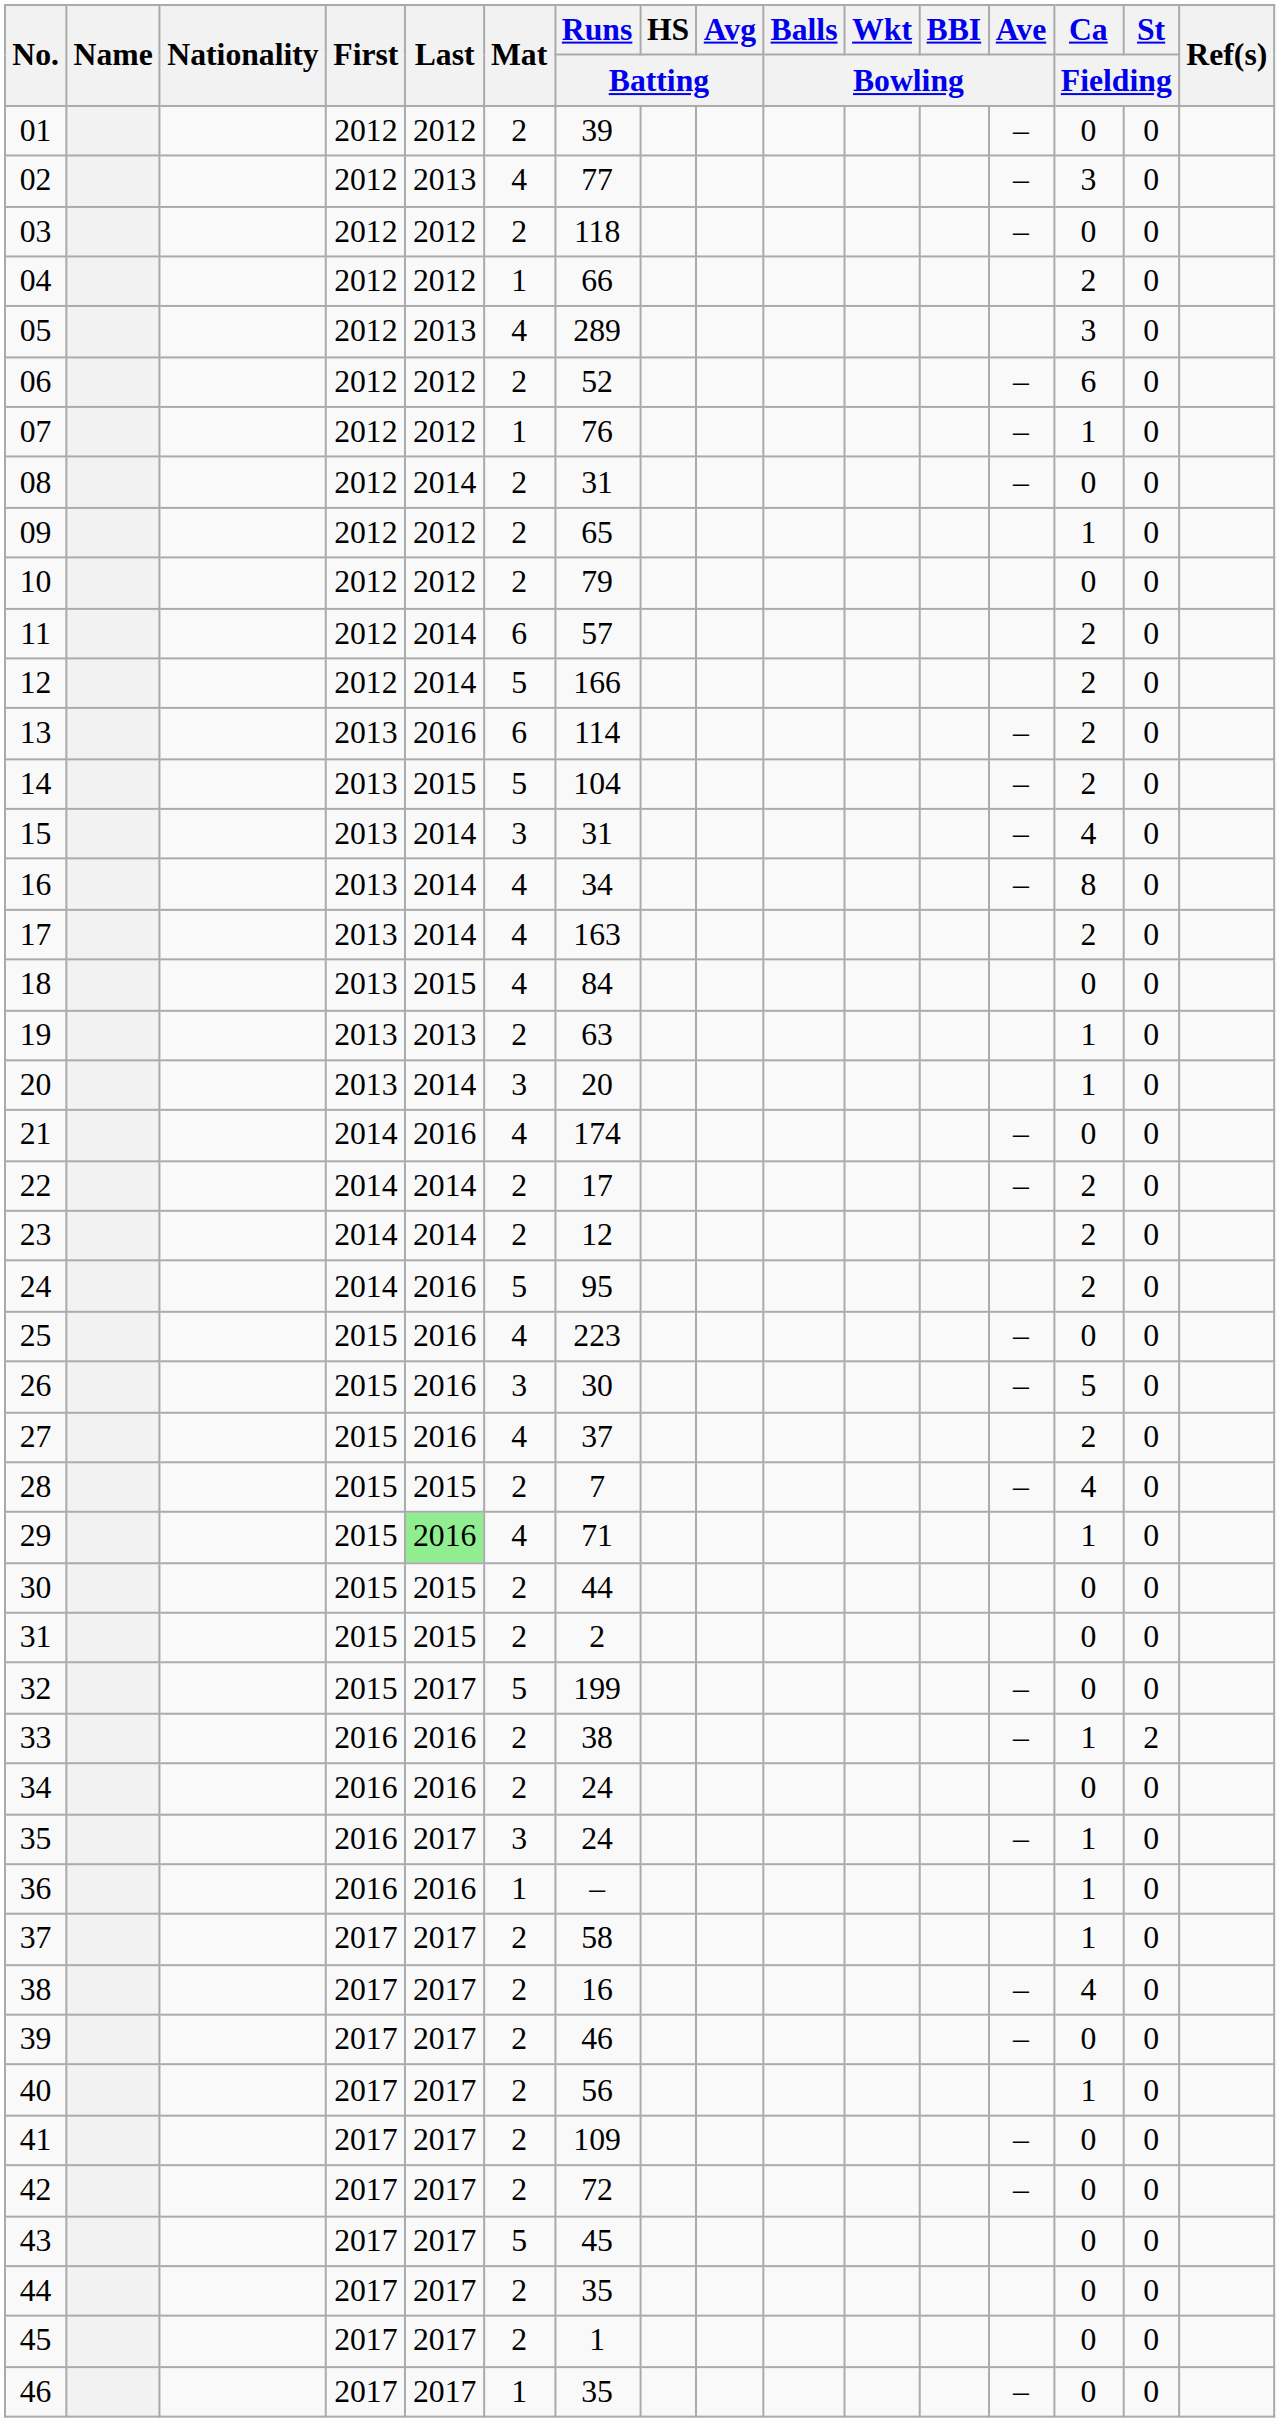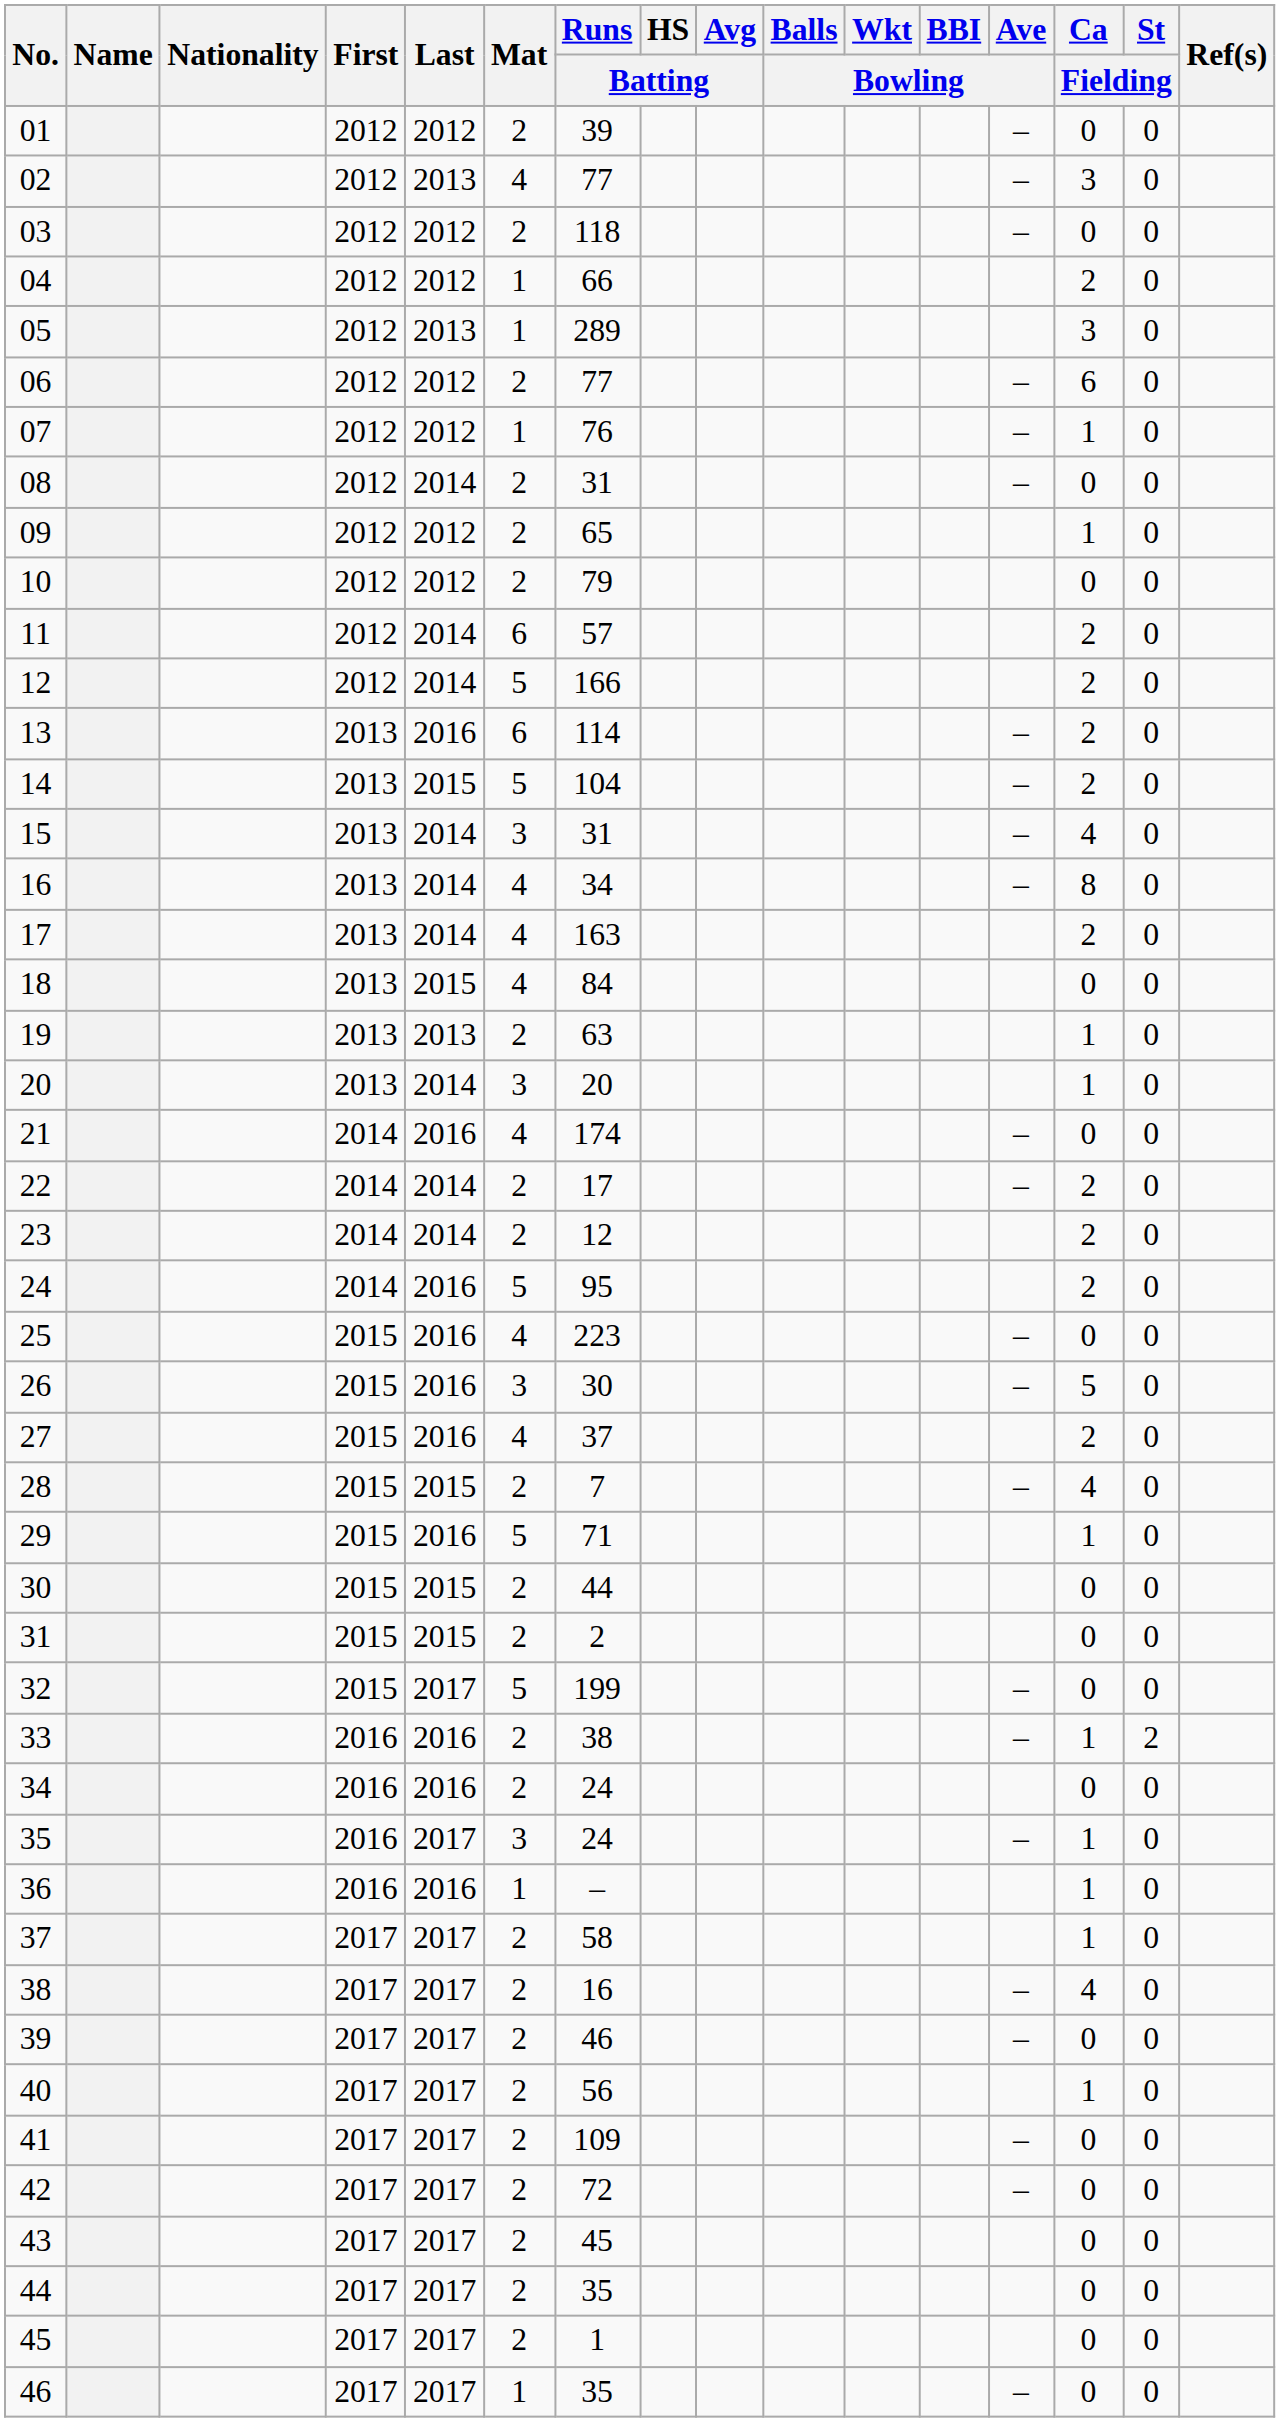(519, 331) 4 -> (519, 331) 1
(597, 381) 52 -> (597, 381) 77
(445, 1536) lightgreen background -> (445, 1536) no background
(519, 1536) 4 -> (519, 1536) 5
(519, 2240) 5 -> (519, 2240) 2
